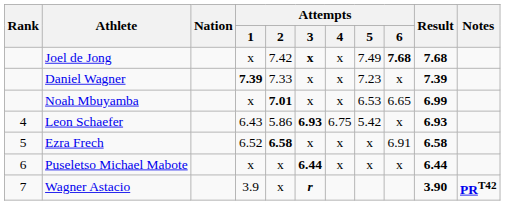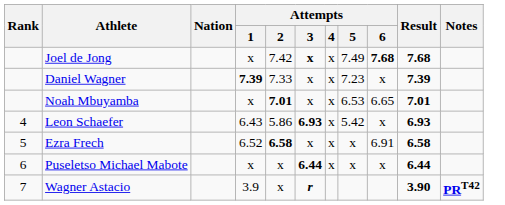(435, 100) 6.99 -> (419, 100) 7.01
(340, 121) 6.75 -> (331, 121) x
